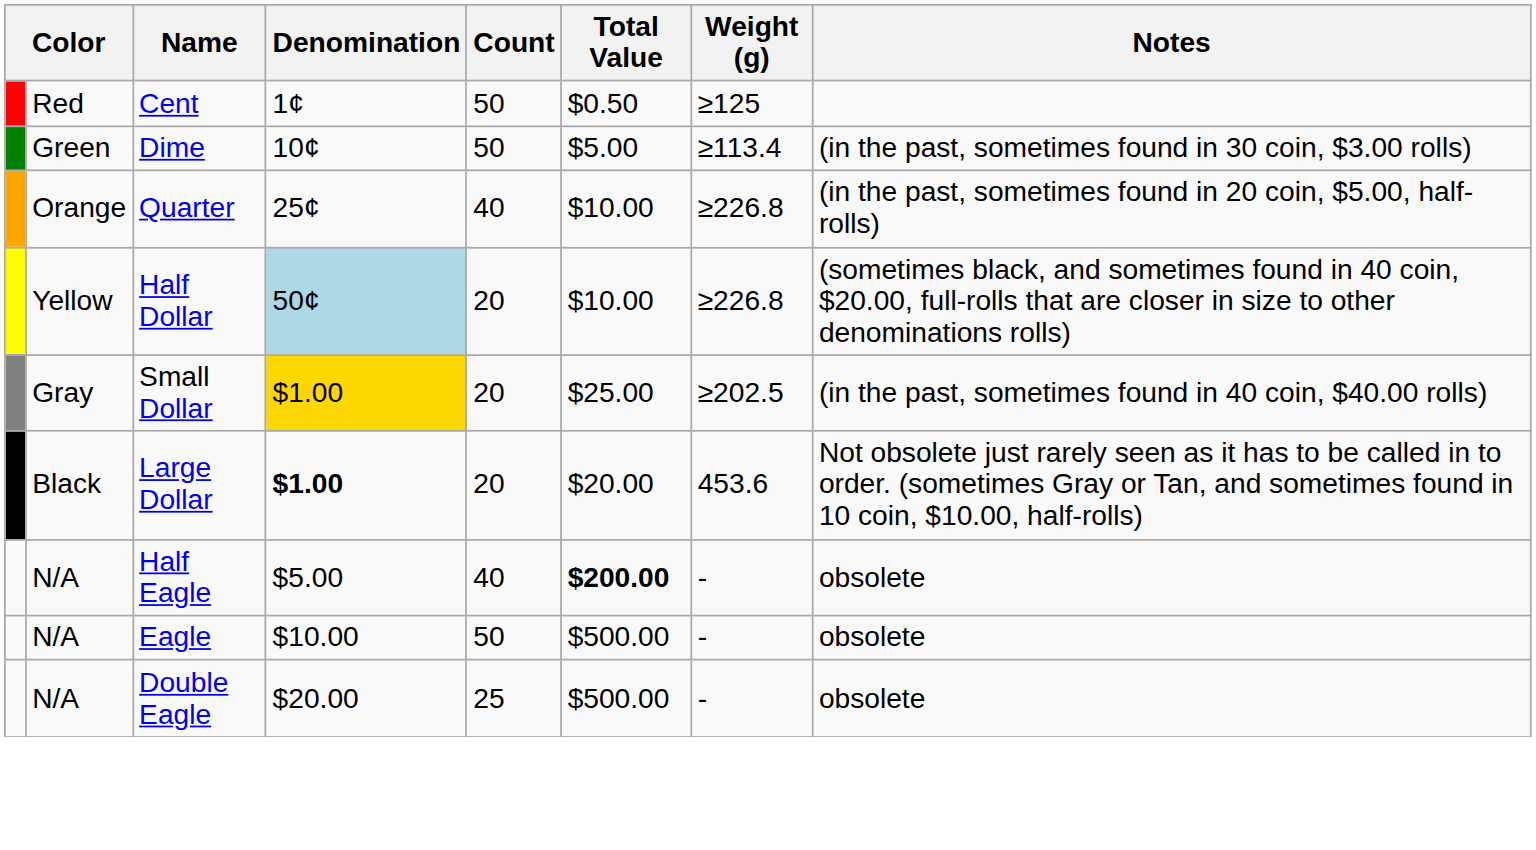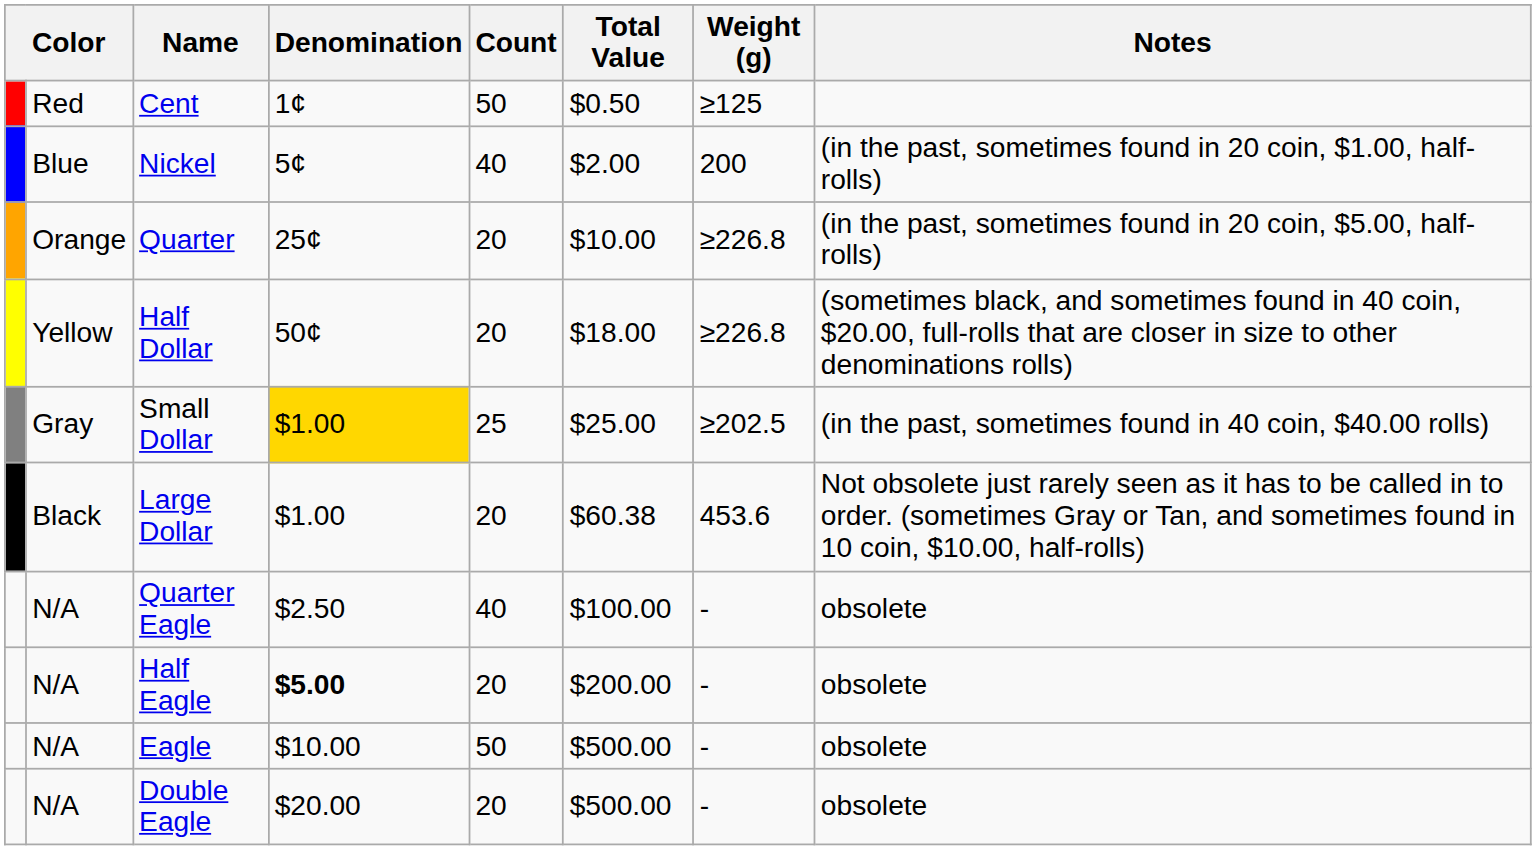+ row: (177, 163)
- row: (172, 147)
(489, 208) 40 -> (491, 240) 20
(296, 300) lightblue background -> (298, 332) no background
(611, 300) $10.00 -> (613, 332) $18.00
(489, 392) 20 -> (491, 424) 25
(308, 484) bold -> (310, 516) normal
(611, 484) $20.00 -> (613, 516) $60.38
+ row: (187, 608)
(308, 577) normal -> (310, 685) bold
(489, 577) 40 -> (491, 685) 20
(619, 577) bold -> (621, 685) normal
(489, 698) 25 -> (491, 806) 20
